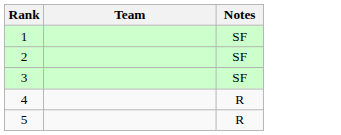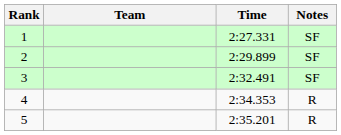+ column: (252, 15)
